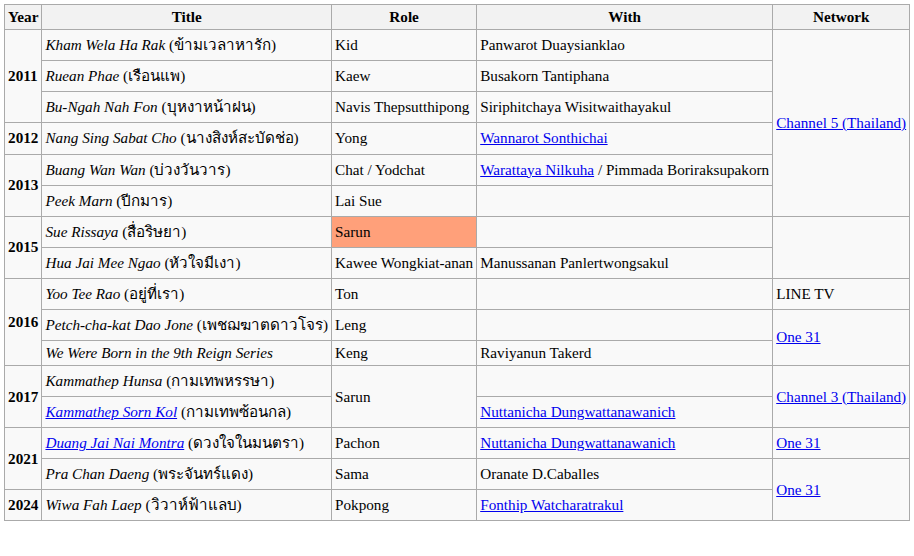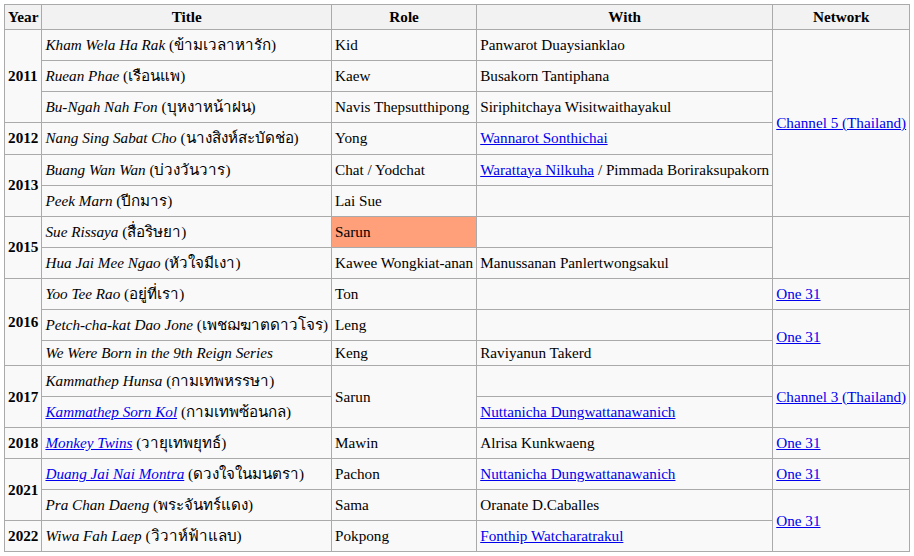(805, 293) LINE TV -> (798, 293) One 31
+ row: (136, 443)
(23, 505) 2024 -> (23, 536) 2022
